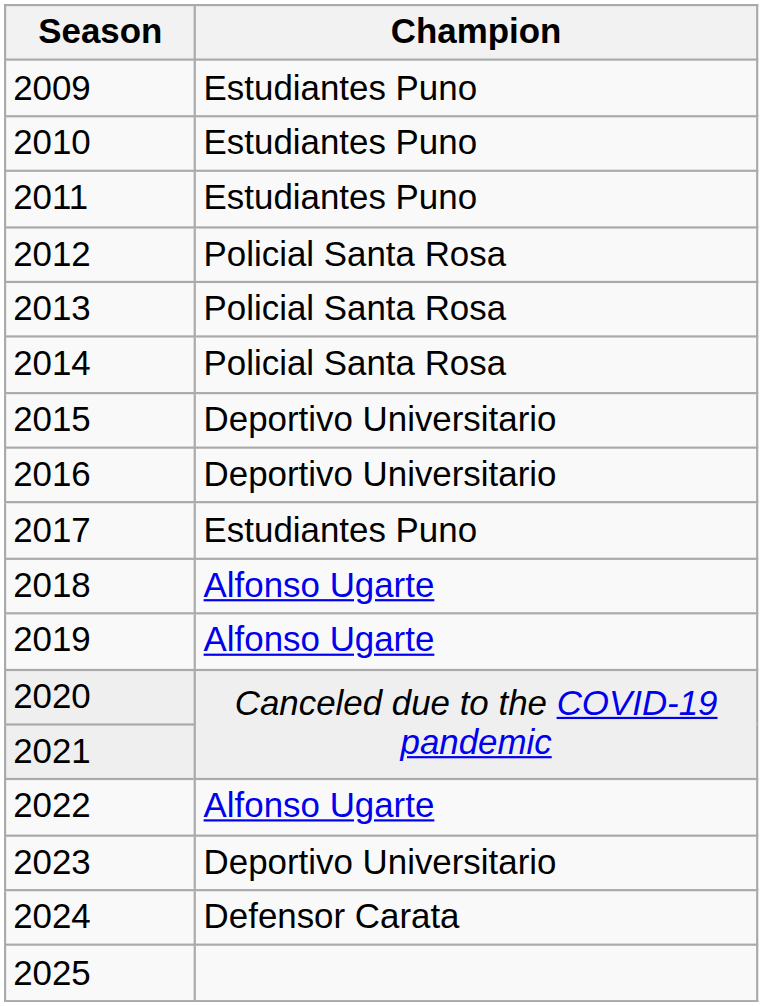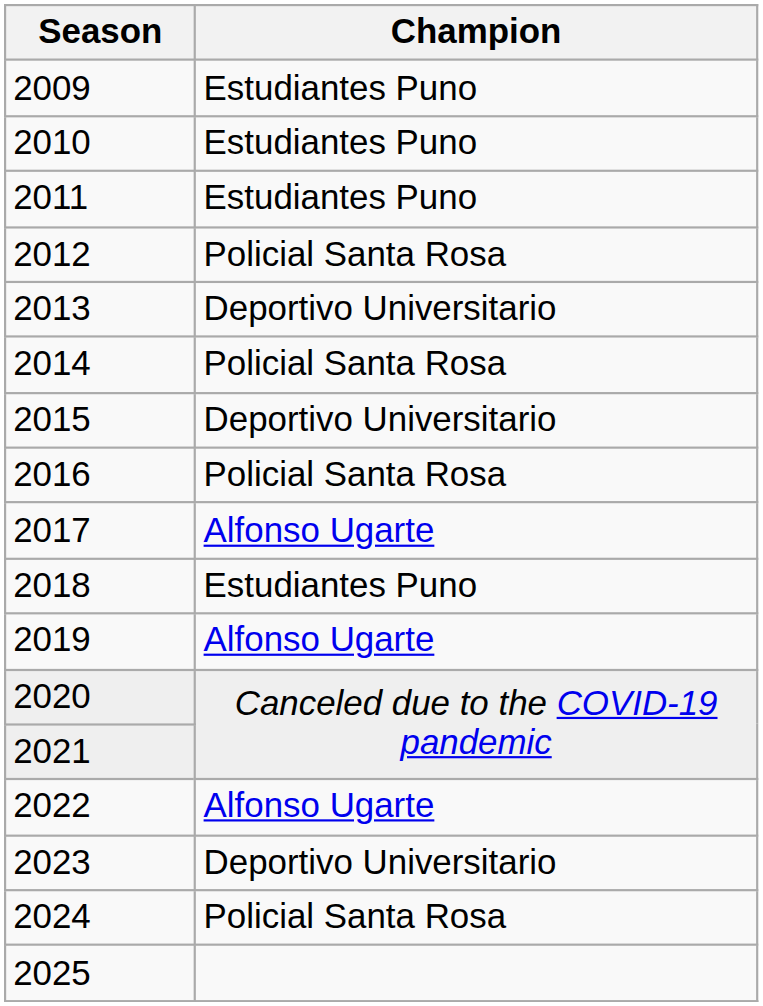(355, 308) Policial Santa Rosa -> (380, 308) Deportivo Universitario
(380, 474) Deportivo Universitario -> (355, 474) Policial Santa Rosa
(340, 530) Estudiantes Puno -> (319, 530) Alfonso Ugarte
(319, 585) Alfonso Ugarte -> (340, 585) Estudiantes Puno
(332, 917) Defensor Carata -> (355, 917) Policial Santa Rosa
